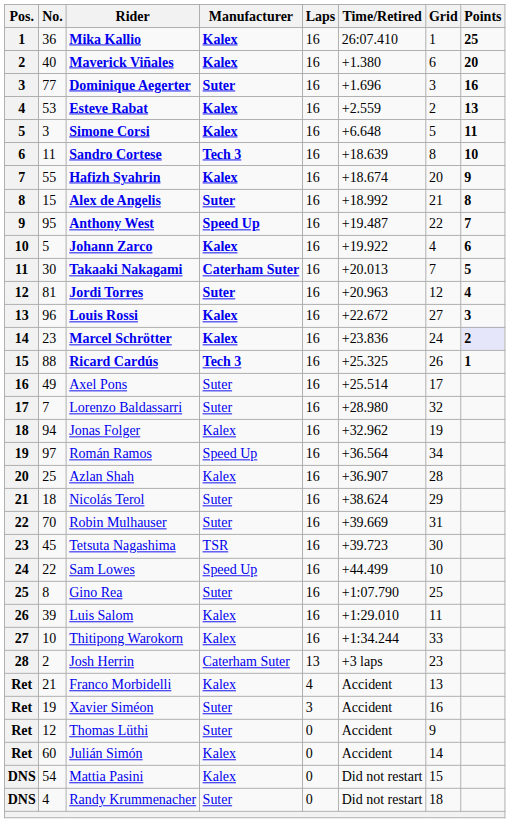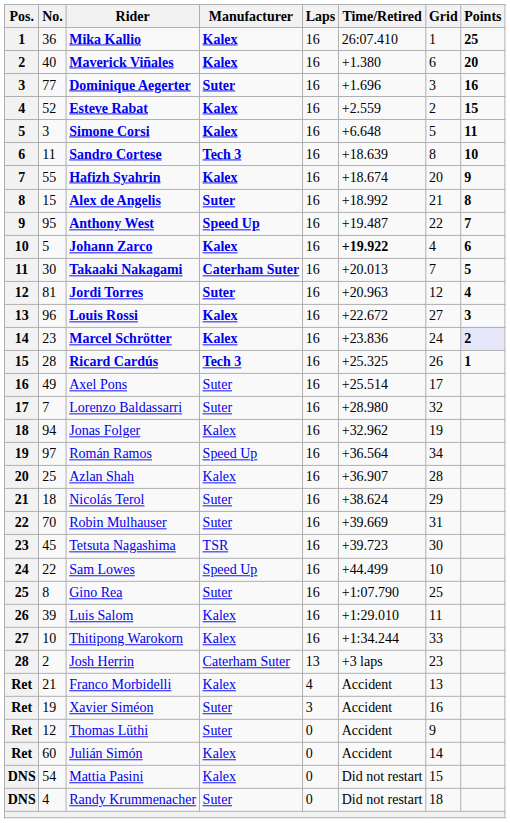(49, 108) 53 -> (49, 108) 52
(471, 108) 13 -> (471, 108) 15
(365, 246) normal -> (365, 246) bold
(49, 362) 88 -> (49, 362) 28
